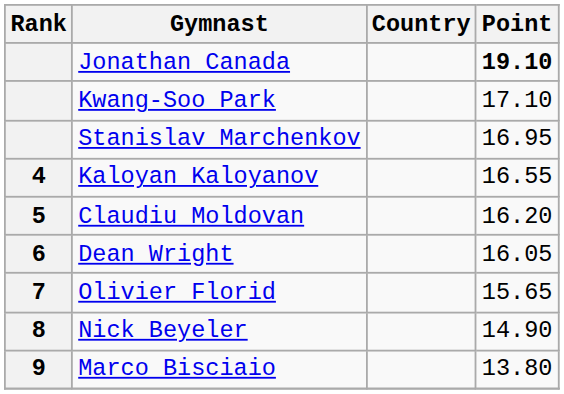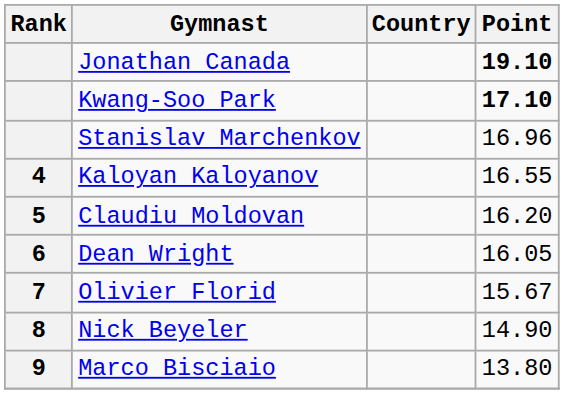(517, 101) normal -> (517, 101) bold
(517, 139) 16.95 -> (517, 139) 16.96
(517, 293) 15.65 -> (517, 293) 15.67
